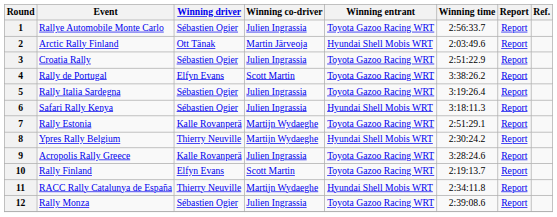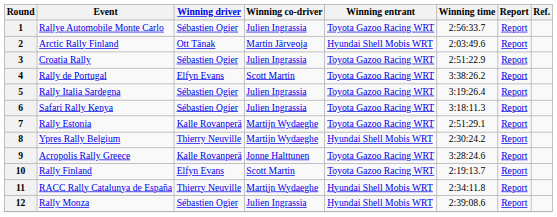(380, 107) Hyundai Shell Mobis WRT -> (381, 107) Toyota Gazoo Racing WRT
(276, 155) Julien Ingrassia -> (278, 155) Jonne Halttunen
(381, 203) Toyota Gazoo Racing WRT -> (380, 203) Hyundai Shell Mobis WRT
